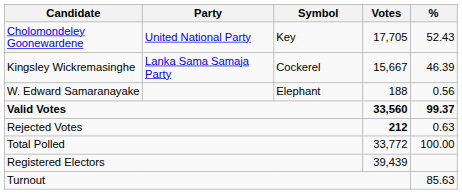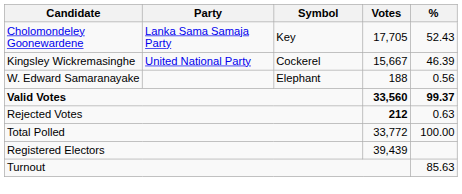(198, 37) United National Party -> (197, 37) Lanka Sama Samaja Party
(197, 67) Lanka Sama Samaja Party -> (198, 61) United National Party
